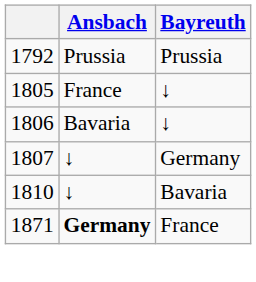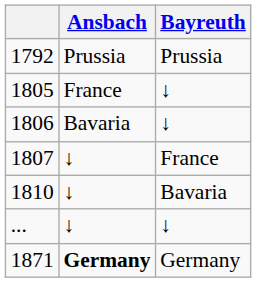(200, 157) Germany -> (189, 157) France
+ row: (19, 225)
(189, 225) France -> (200, 259) Germany
